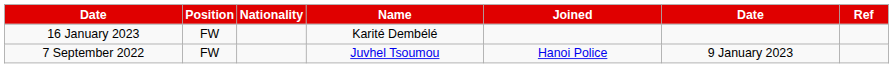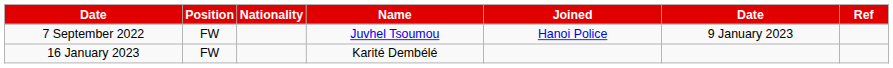rows swapped: (93, 54) <-> (93, 34)
